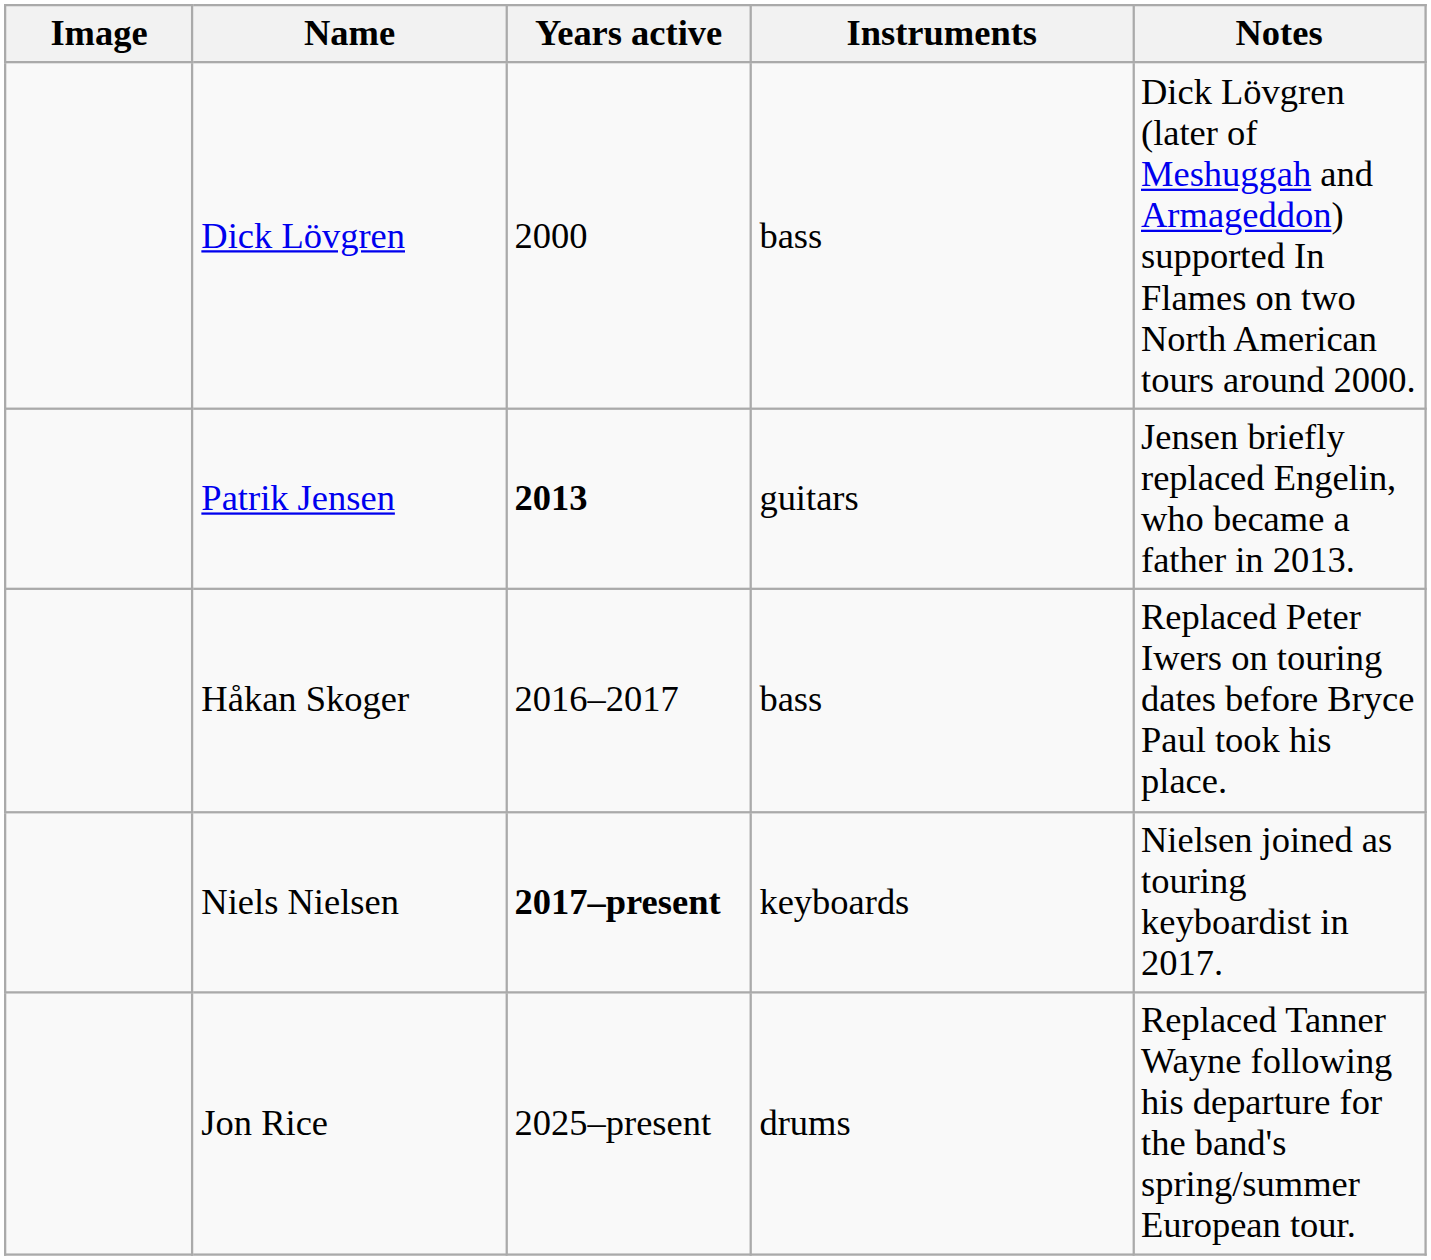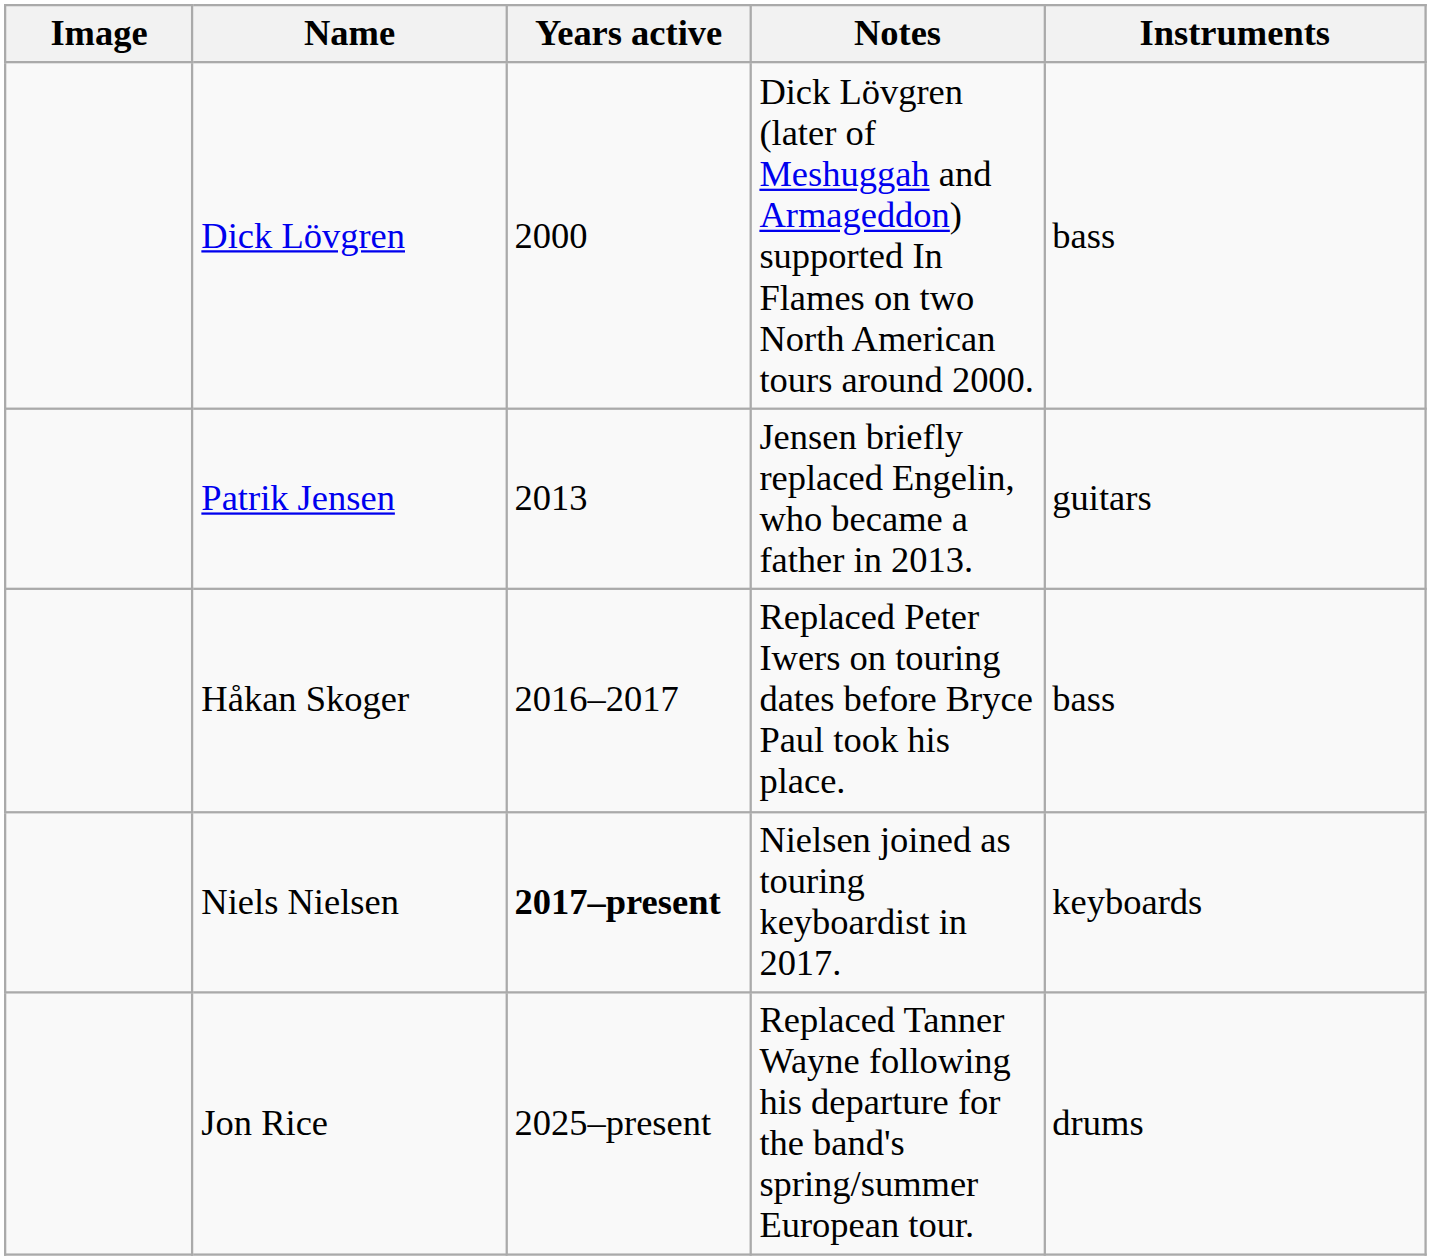columns swapped: (942, 33) <-> (1279, 33)
(551, 497) bold -> (551, 497) normal
